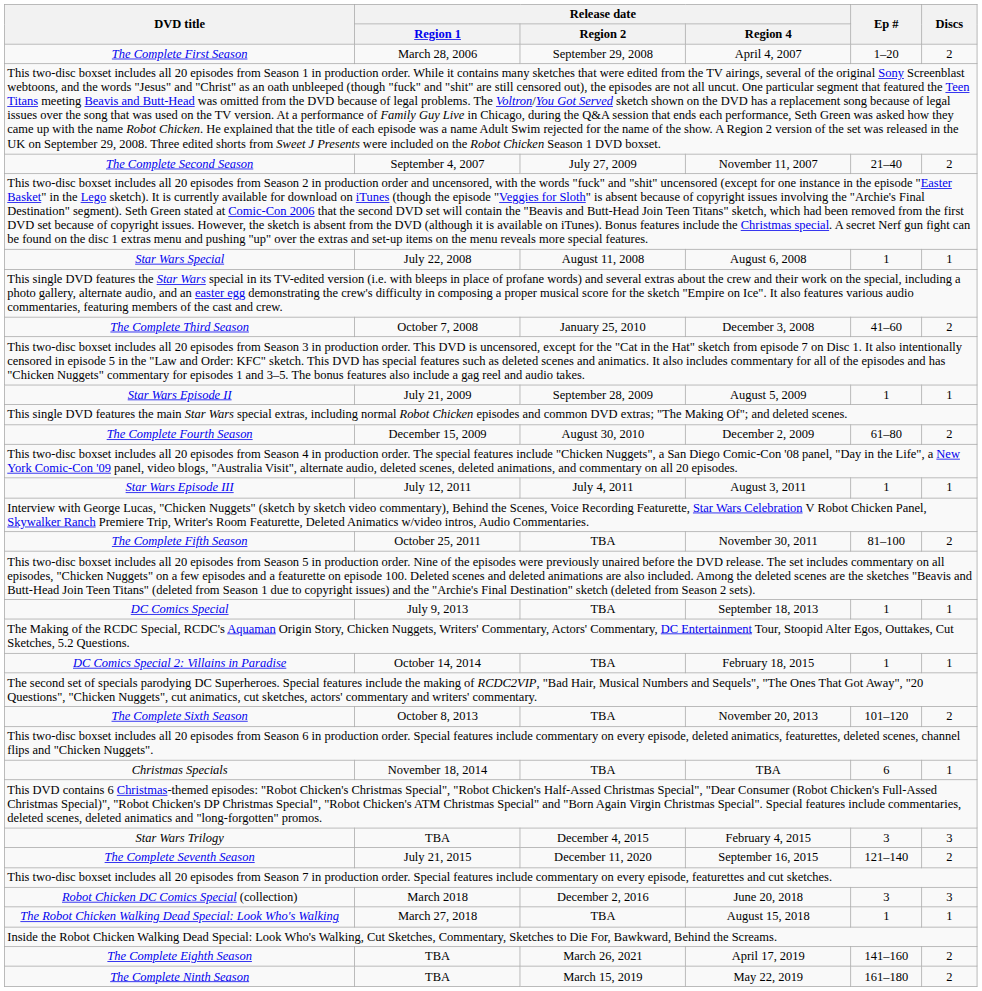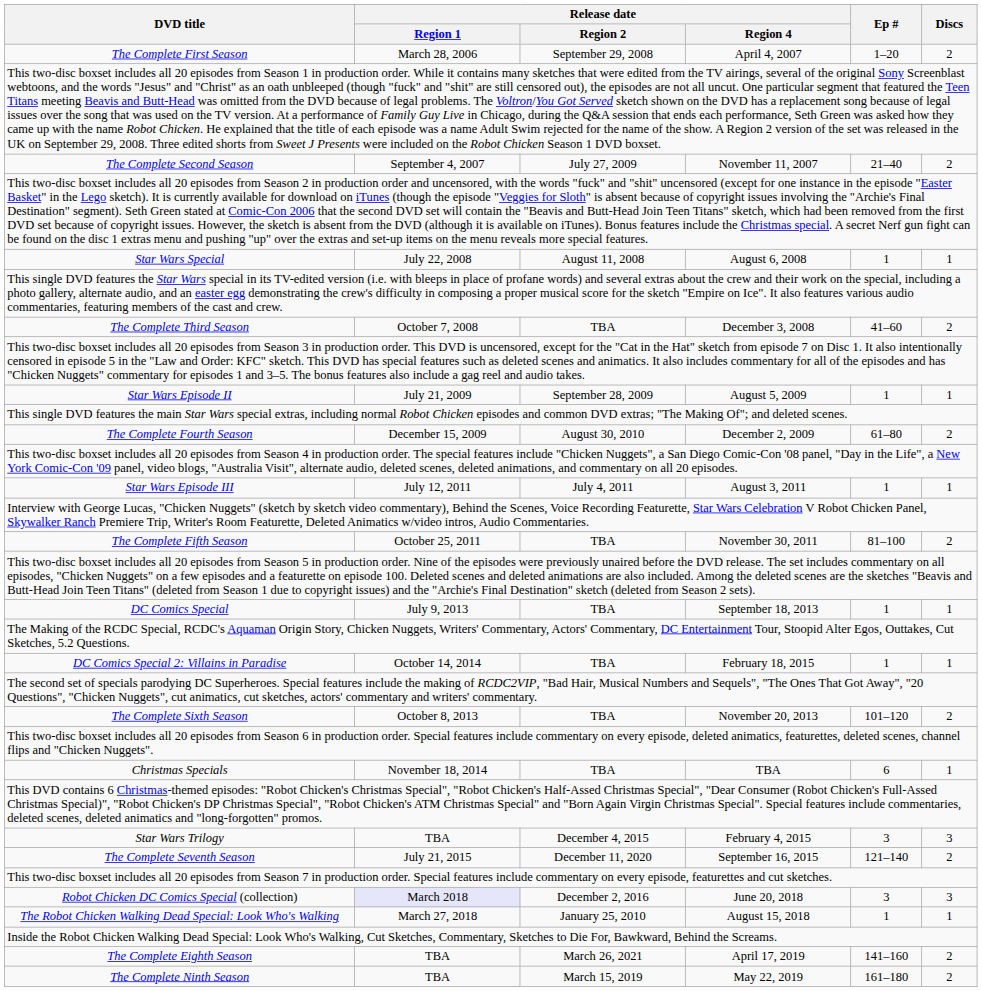(603, 327) January 25, 2010 -> (603, 327) TBA
(438, 897) no background -> (438, 897) lavender background
(603, 917) TBA -> (603, 917) January 25, 2010
